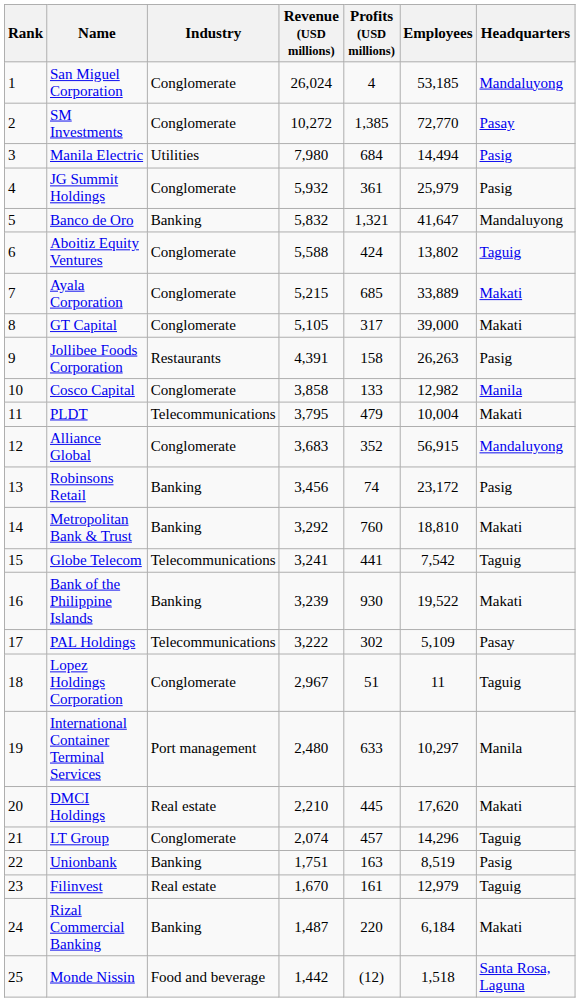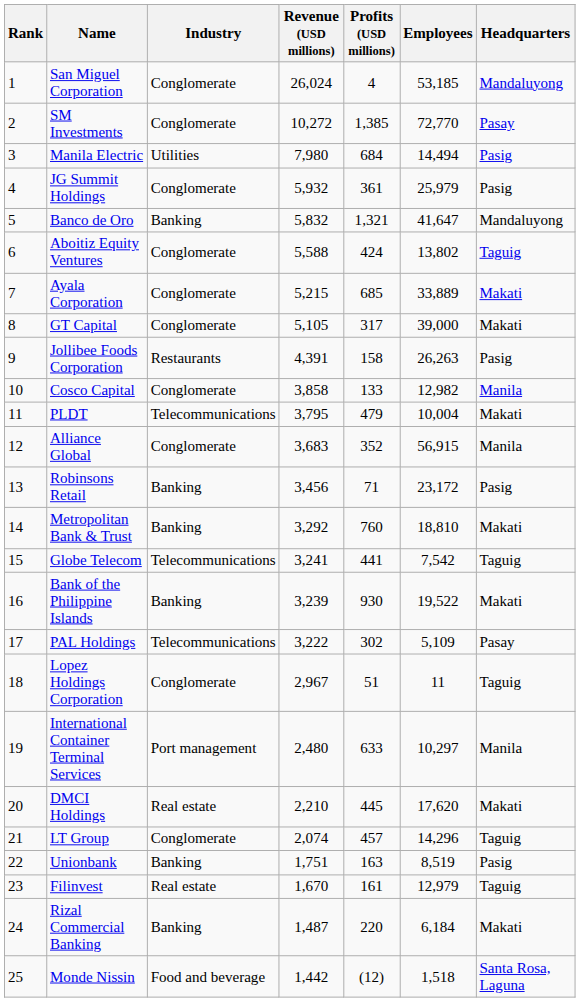(521, 446) Mandaluyong -> (501, 446) Manila
(372, 487) 74 -> (372, 487) 71
